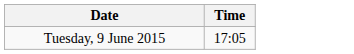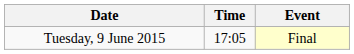+ column: (302, 15)
